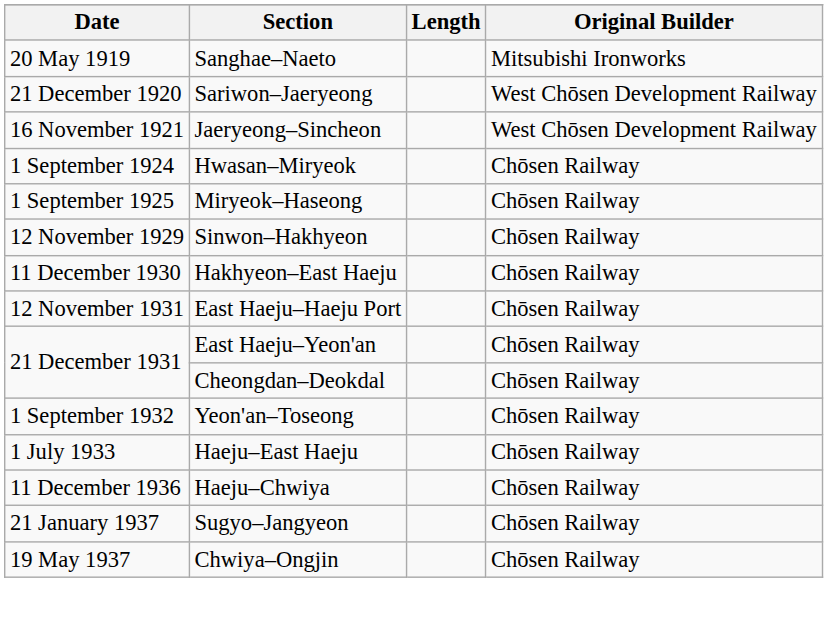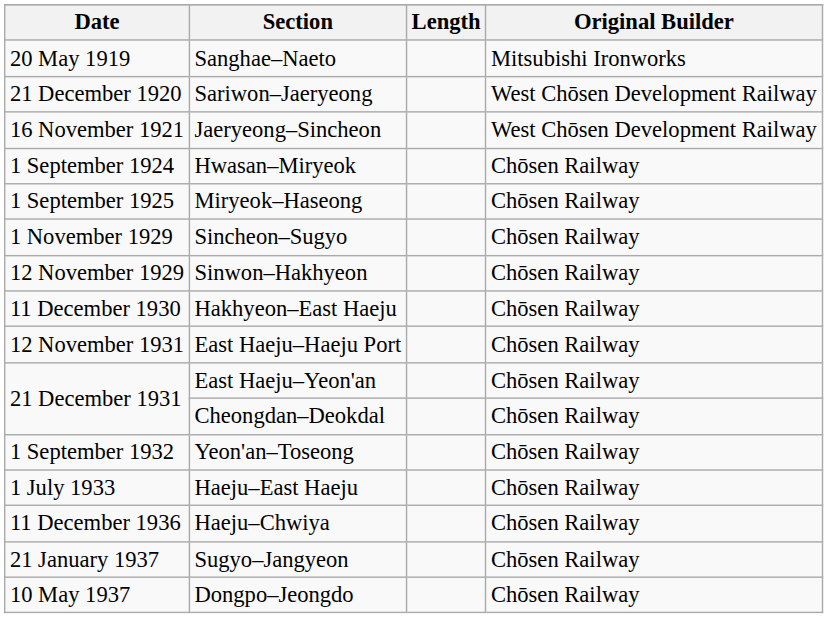+ row: (271, 237)
+ row: (274, 594)
- row: (267, 559)
